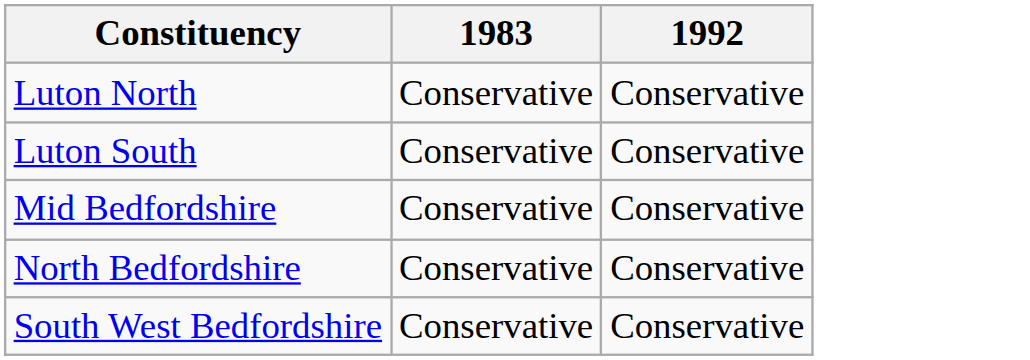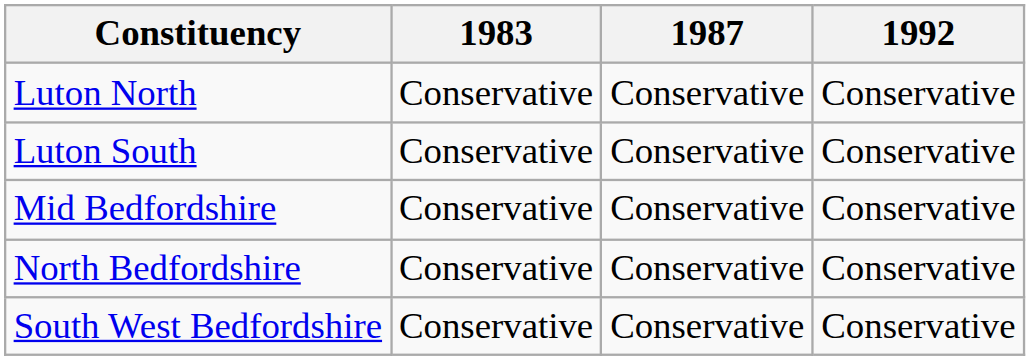+ column: (707, 33)
